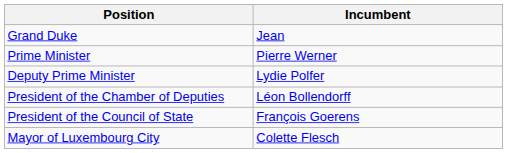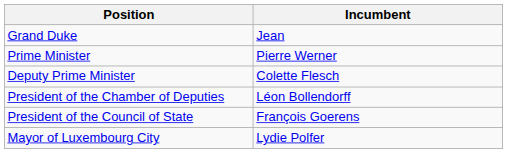(290, 76) Lydie Polfer -> (298, 76) Colette Flesch
(298, 138) Colette Flesch -> (290, 138) Lydie Polfer
